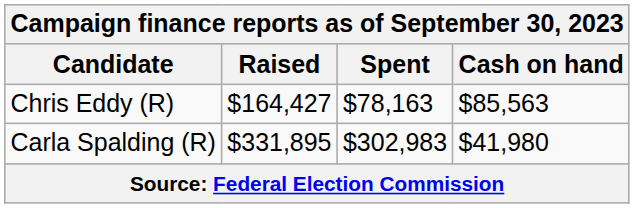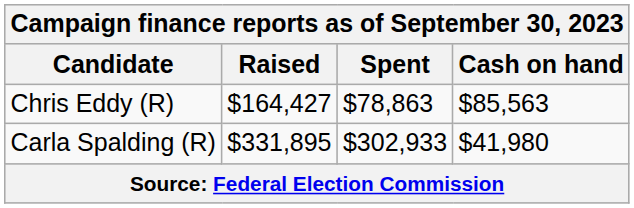(388, 103) $78,163 -> (388, 103) $78,863
(395, 143) $302,983 -> (395, 143) $302,933
